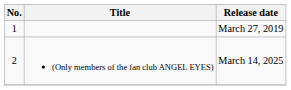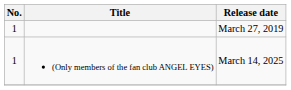(14, 61) 2 -> (14, 61) 1
